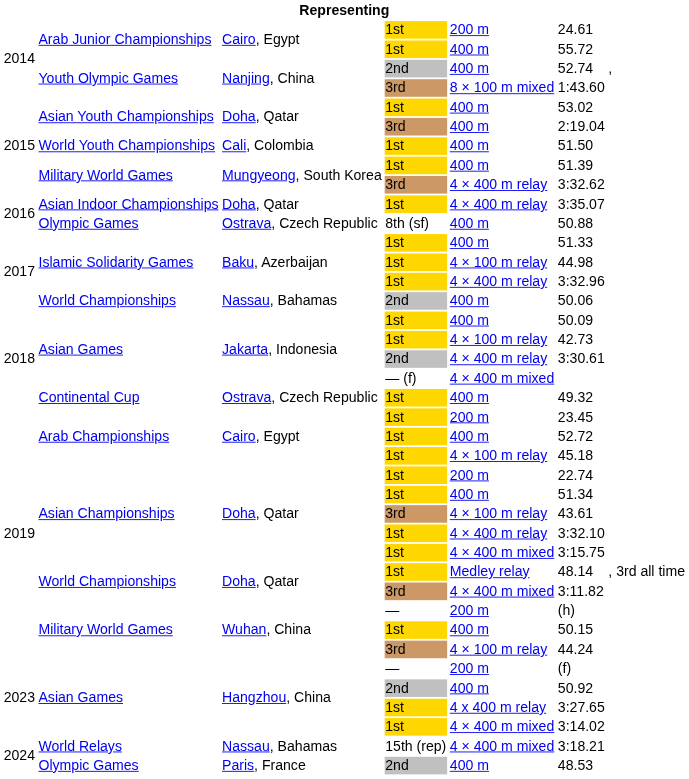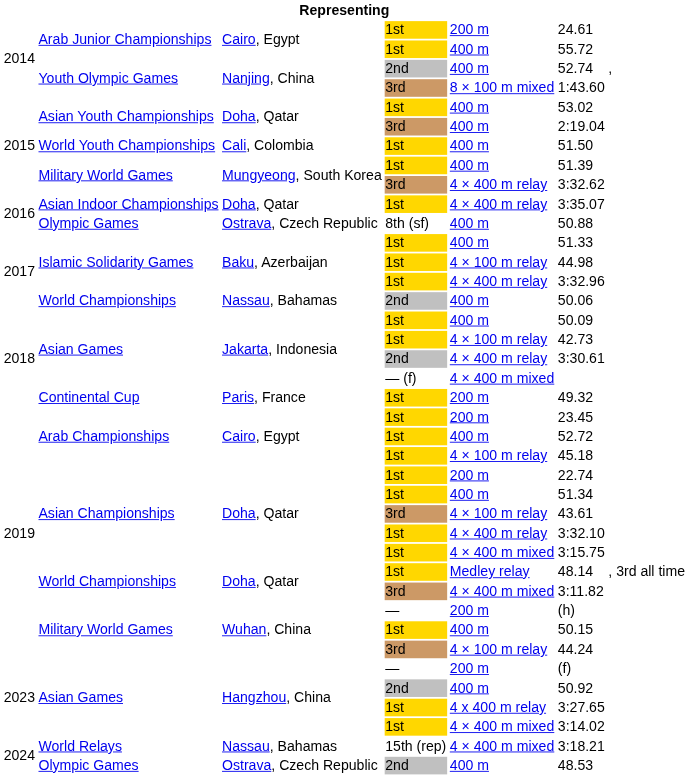(300, 397) Ostrava, Czech Republic -> (264, 397) Paris, France
(469, 397) 400 m -> (469, 397) 200 m
(264, 765) Paris, France -> (300, 765) Ostrava, Czech Republic
